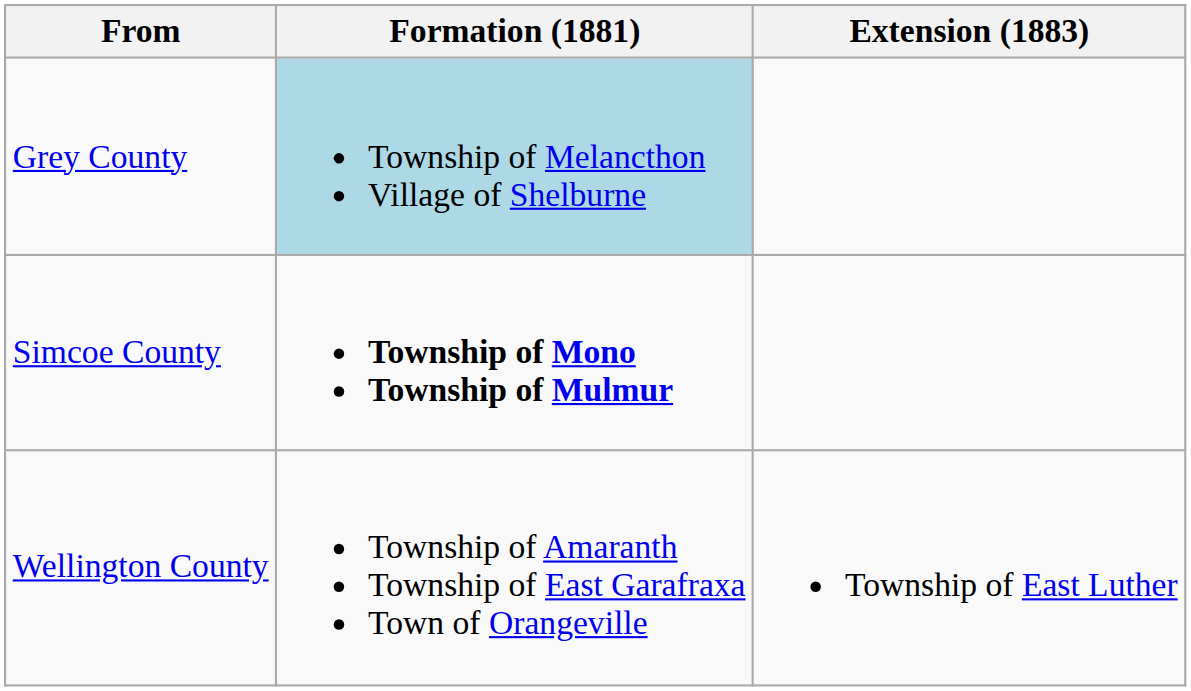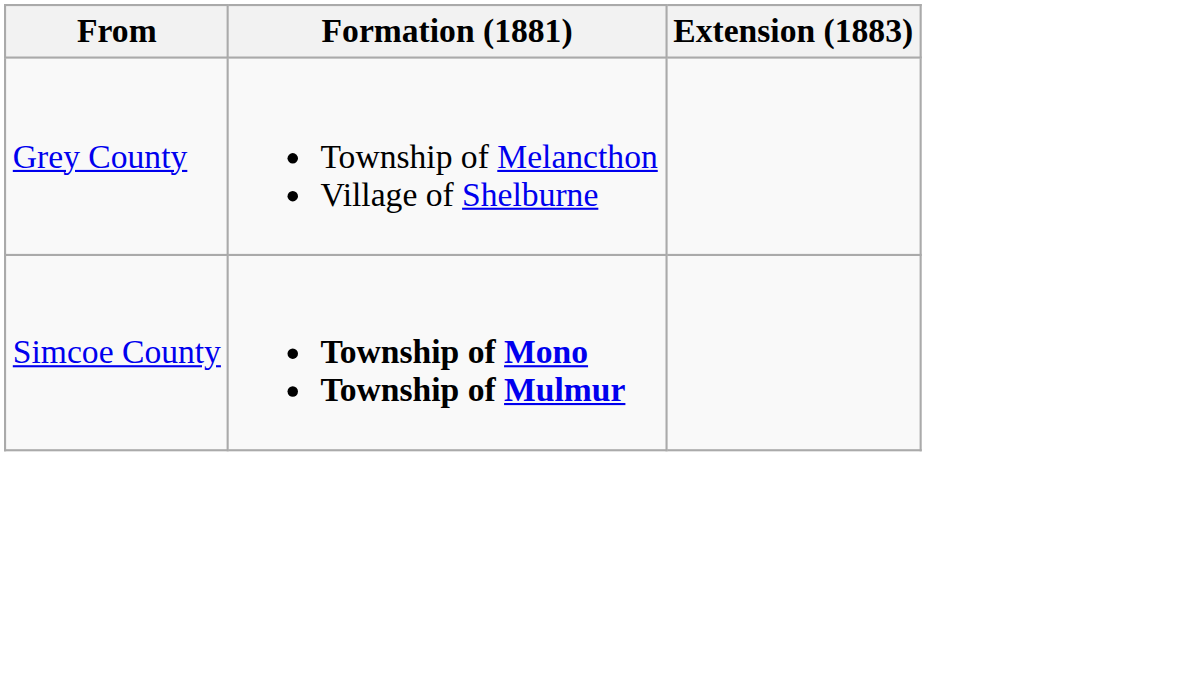(515, 175) lightblue background -> (447, 175) no background
- row: (141, 566)
